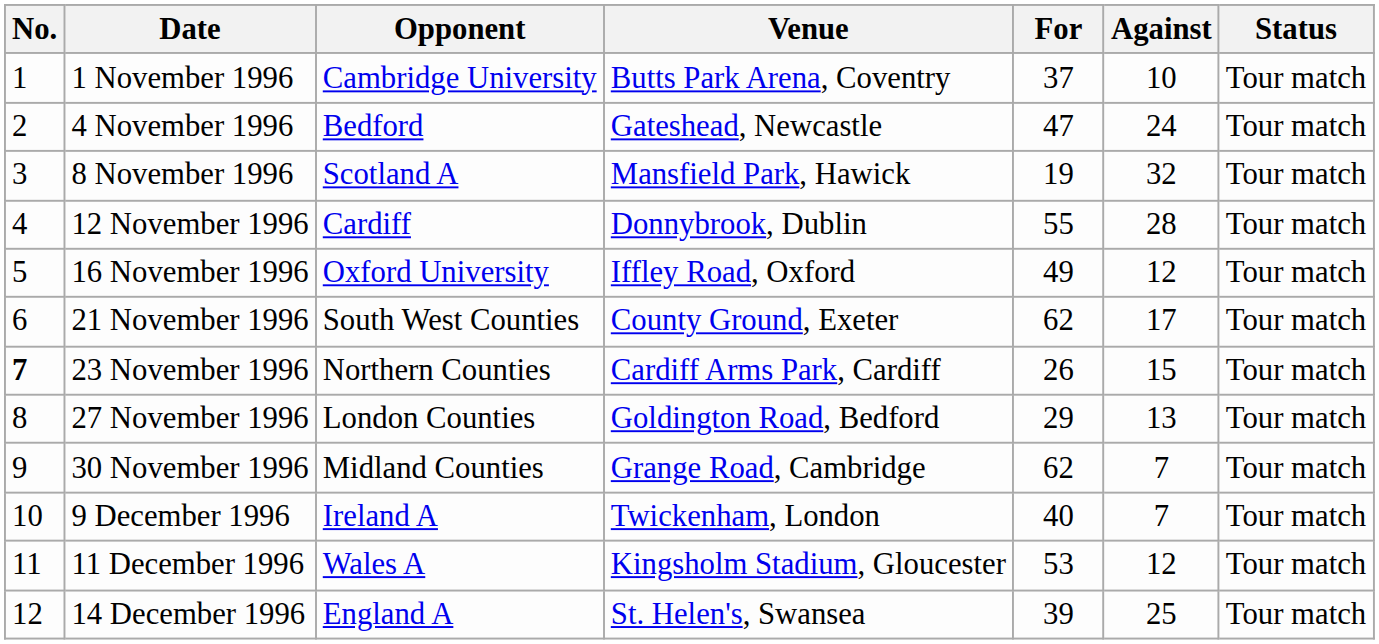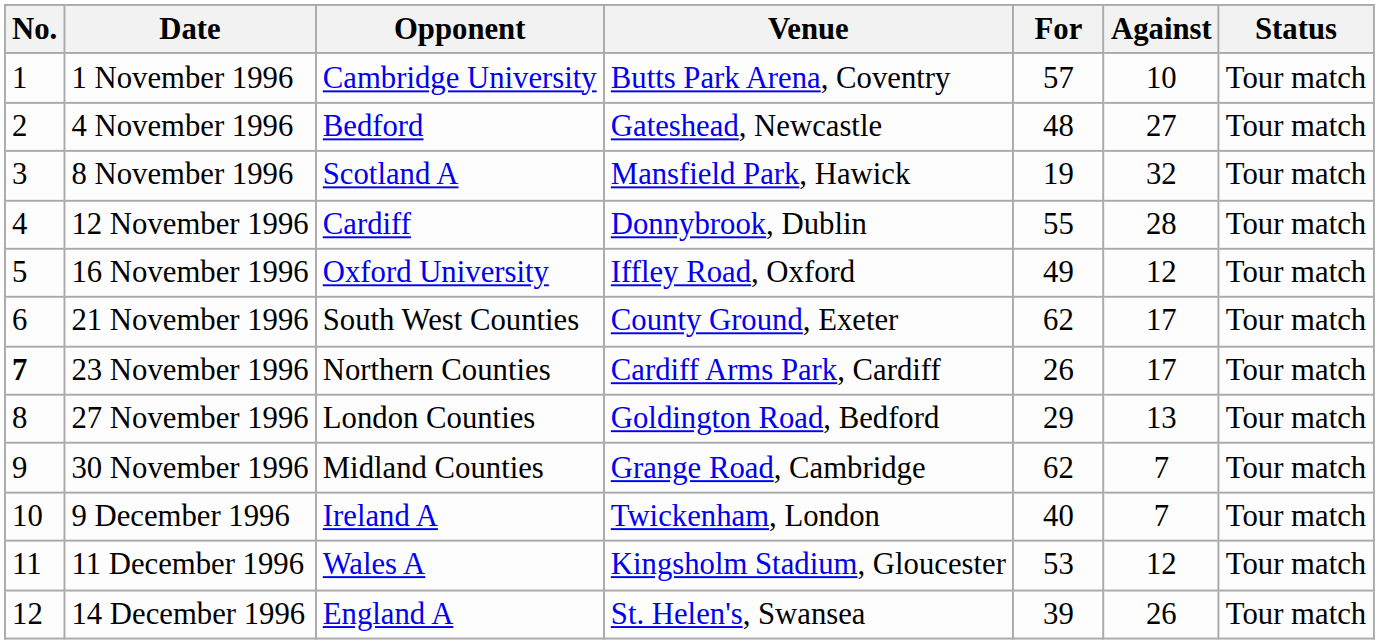(1058, 77) 37 -> (1058, 77) 57
(1058, 126) 47 -> (1058, 126) 48
(1161, 126) 24 -> (1161, 126) 27
(1161, 369) 15 -> (1161, 369) 17
(1161, 613) 25 -> (1161, 613) 26
